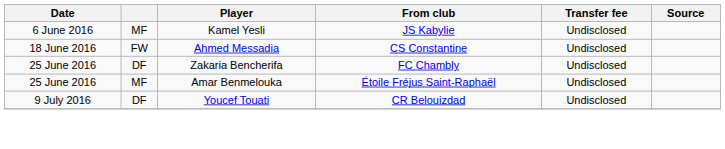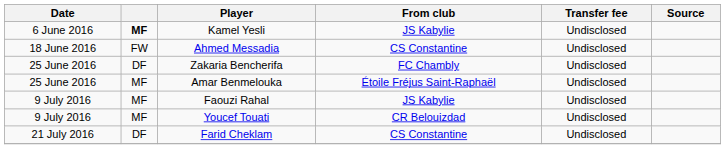(139, 30) normal -> (139, 30) bold
+ row: (237, 100)
(139, 100) DF -> (139, 117) MF
+ row: (237, 134)
